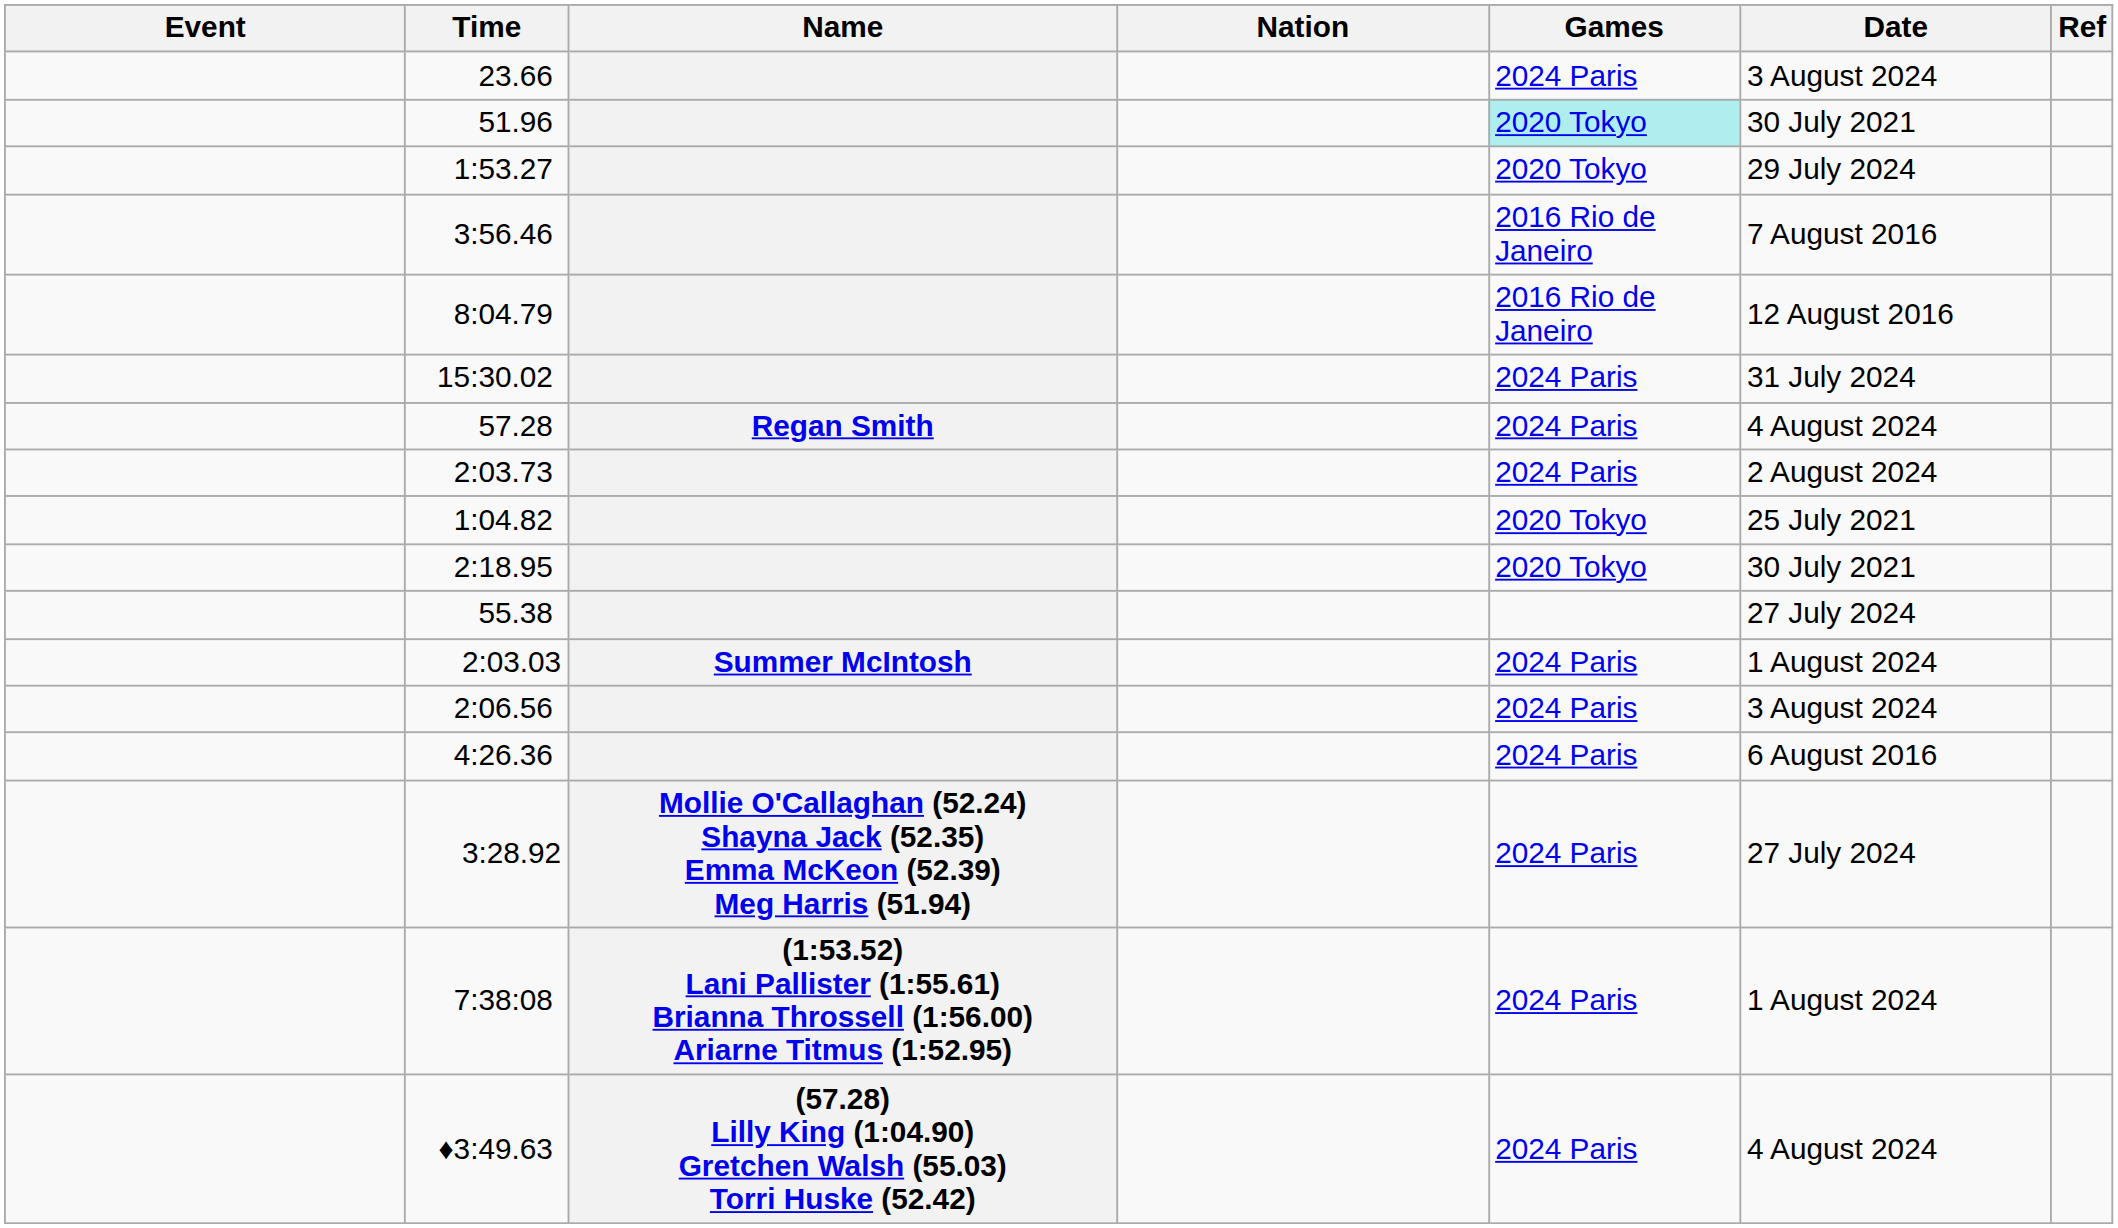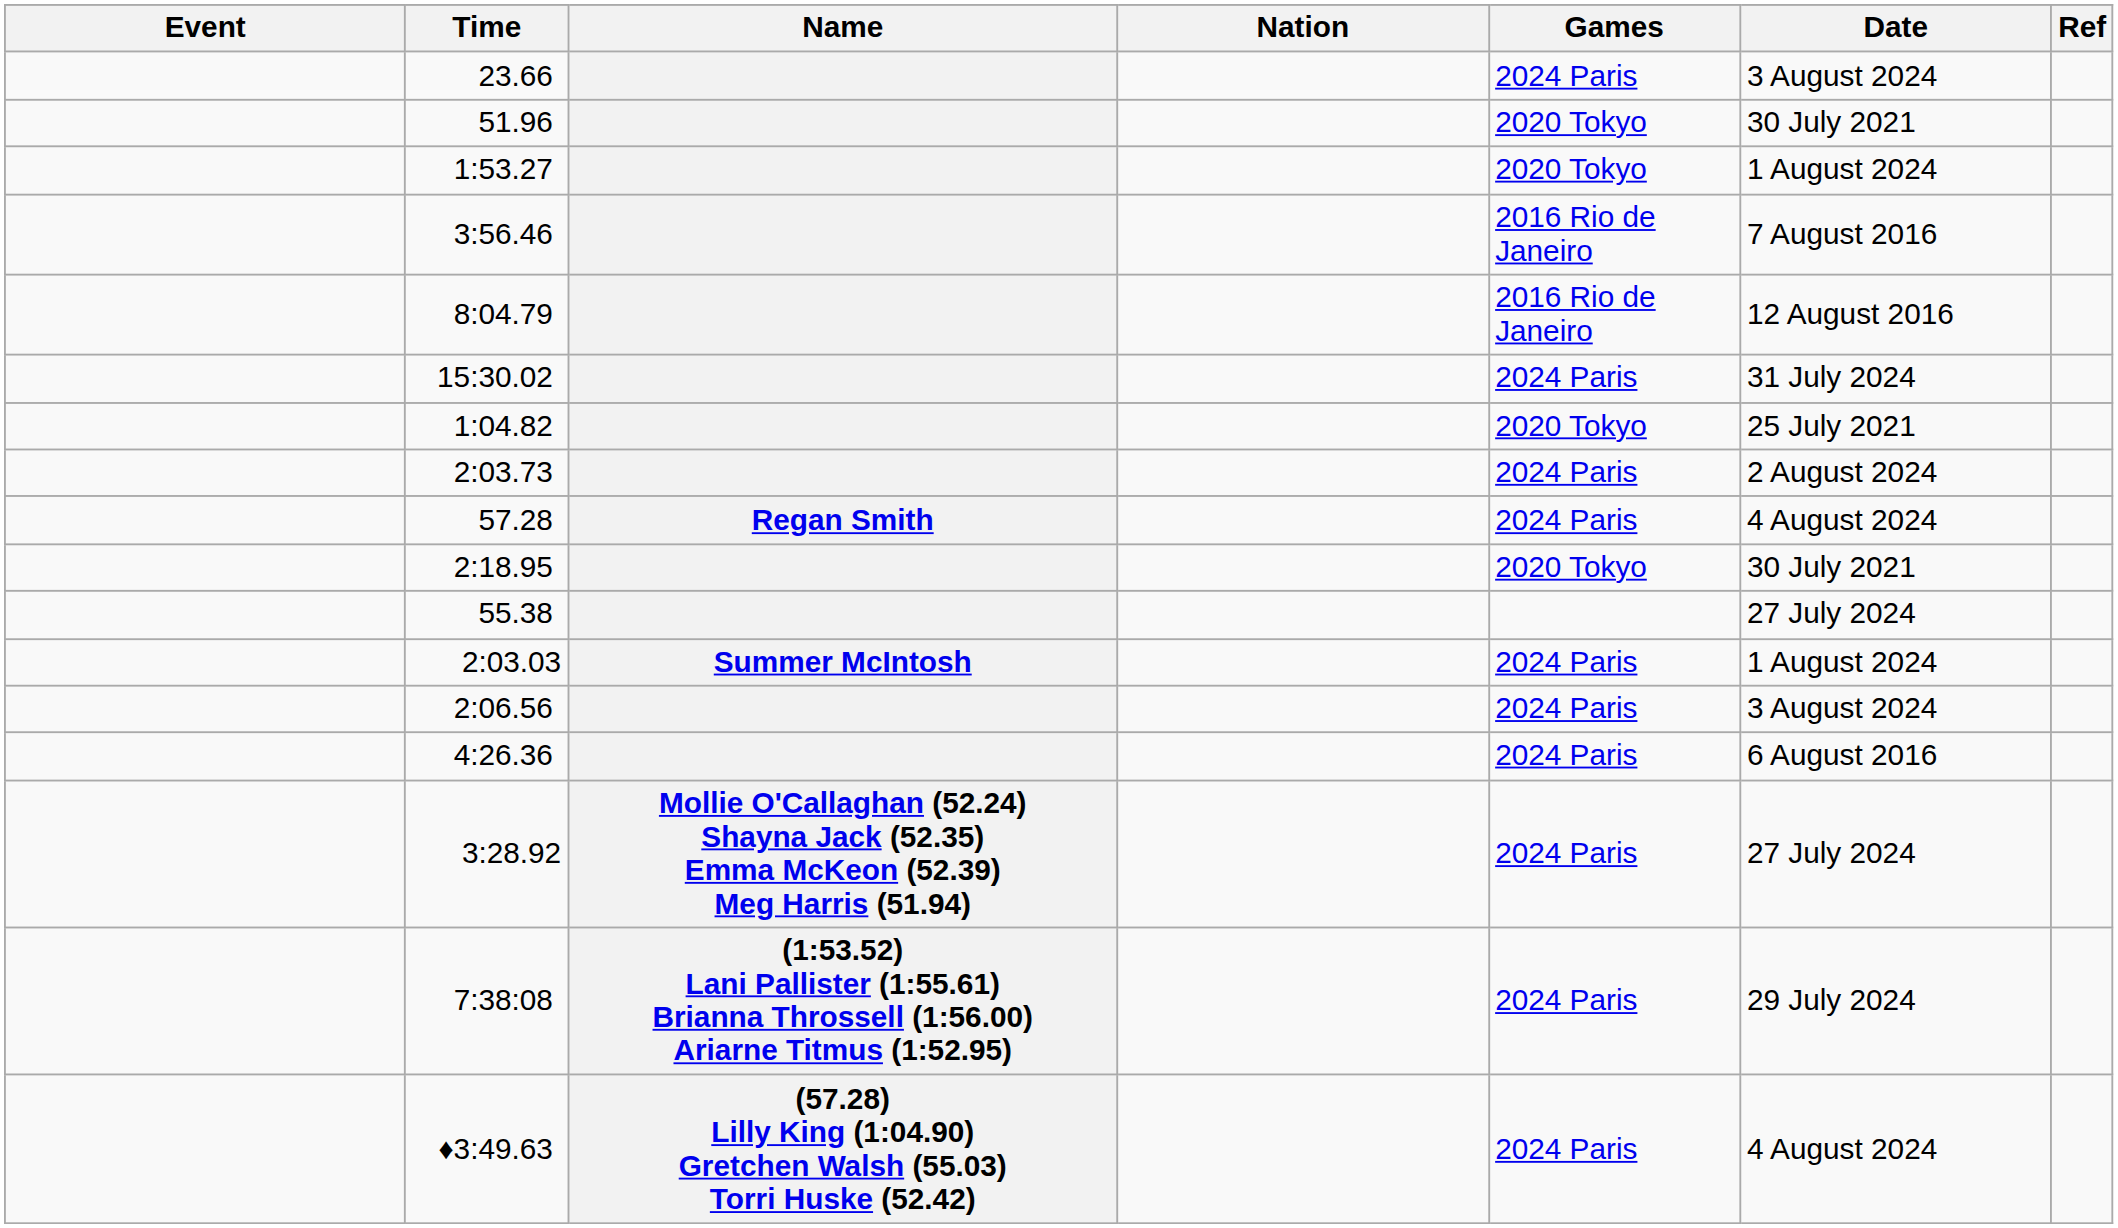(1571, 122) paleturquoise background -> (1571, 122) no background
(1831, 169) 29 July 2024 -> (1842, 169) 1 August 2024
rows swapped: (520, 425) <-> (507, 519)
(1842, 1000) 1 August 2024 -> (1831, 1000) 29 July 2024
